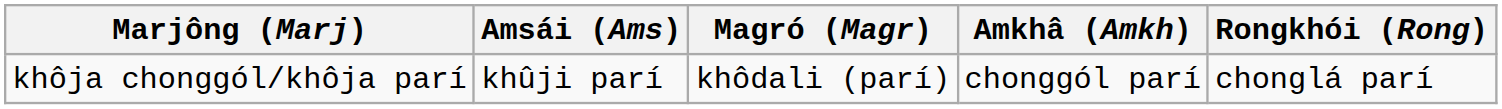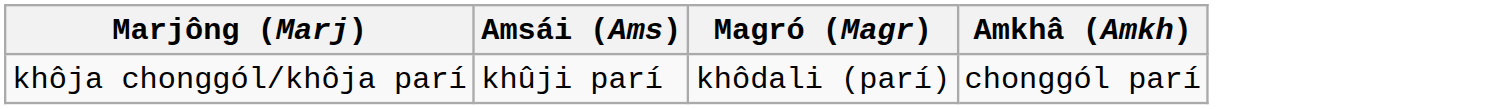- column: (1352, 30)
